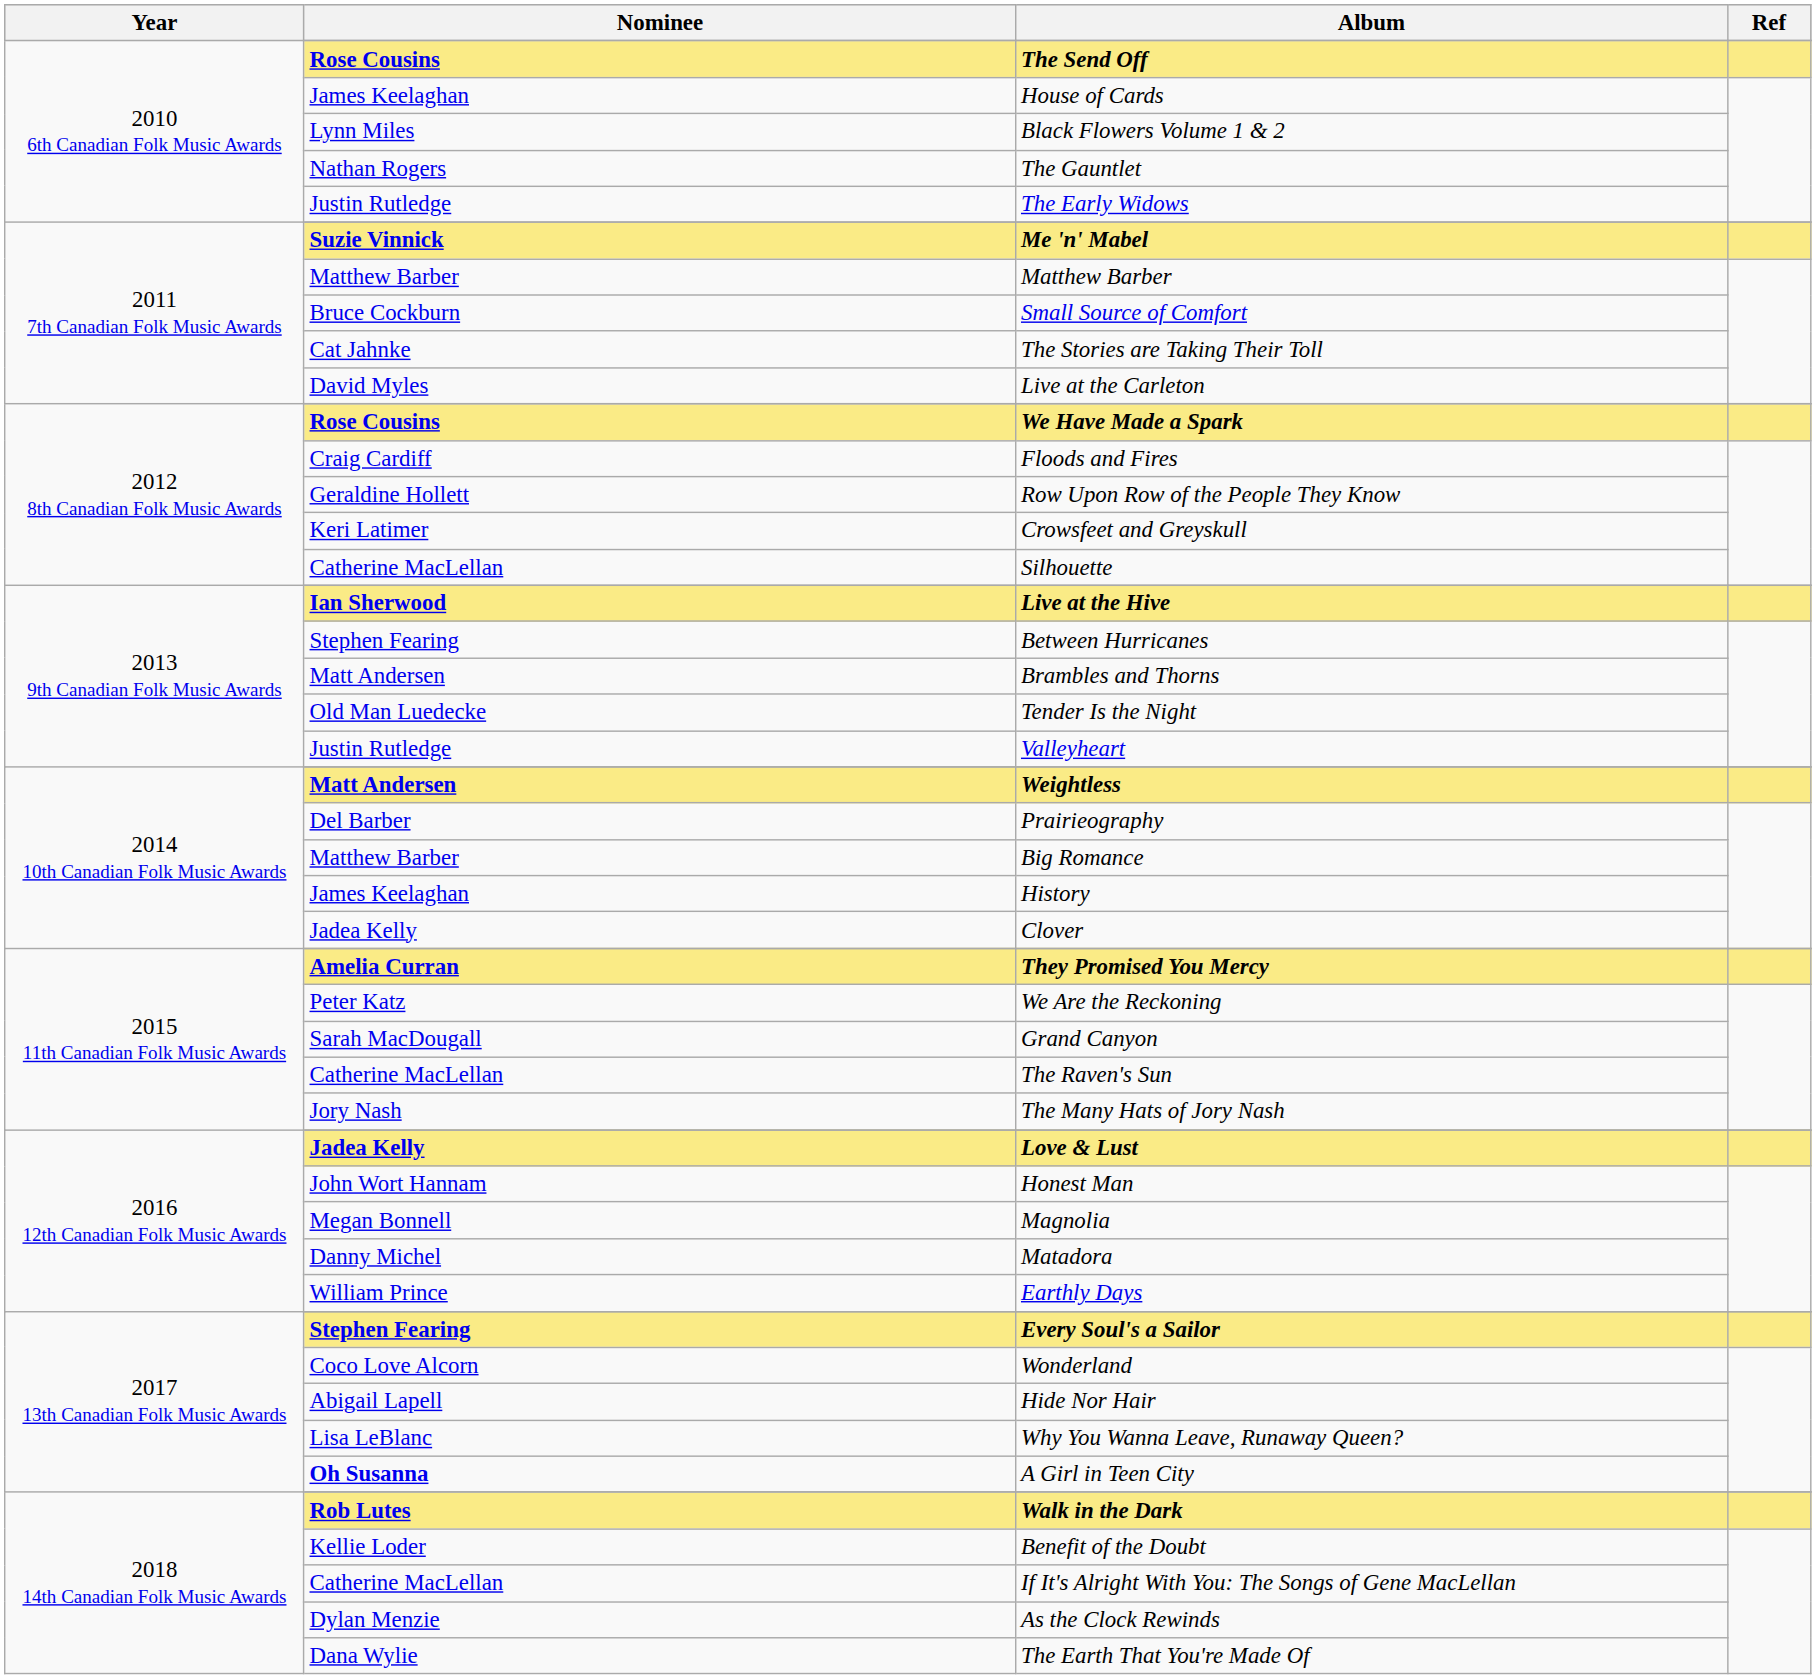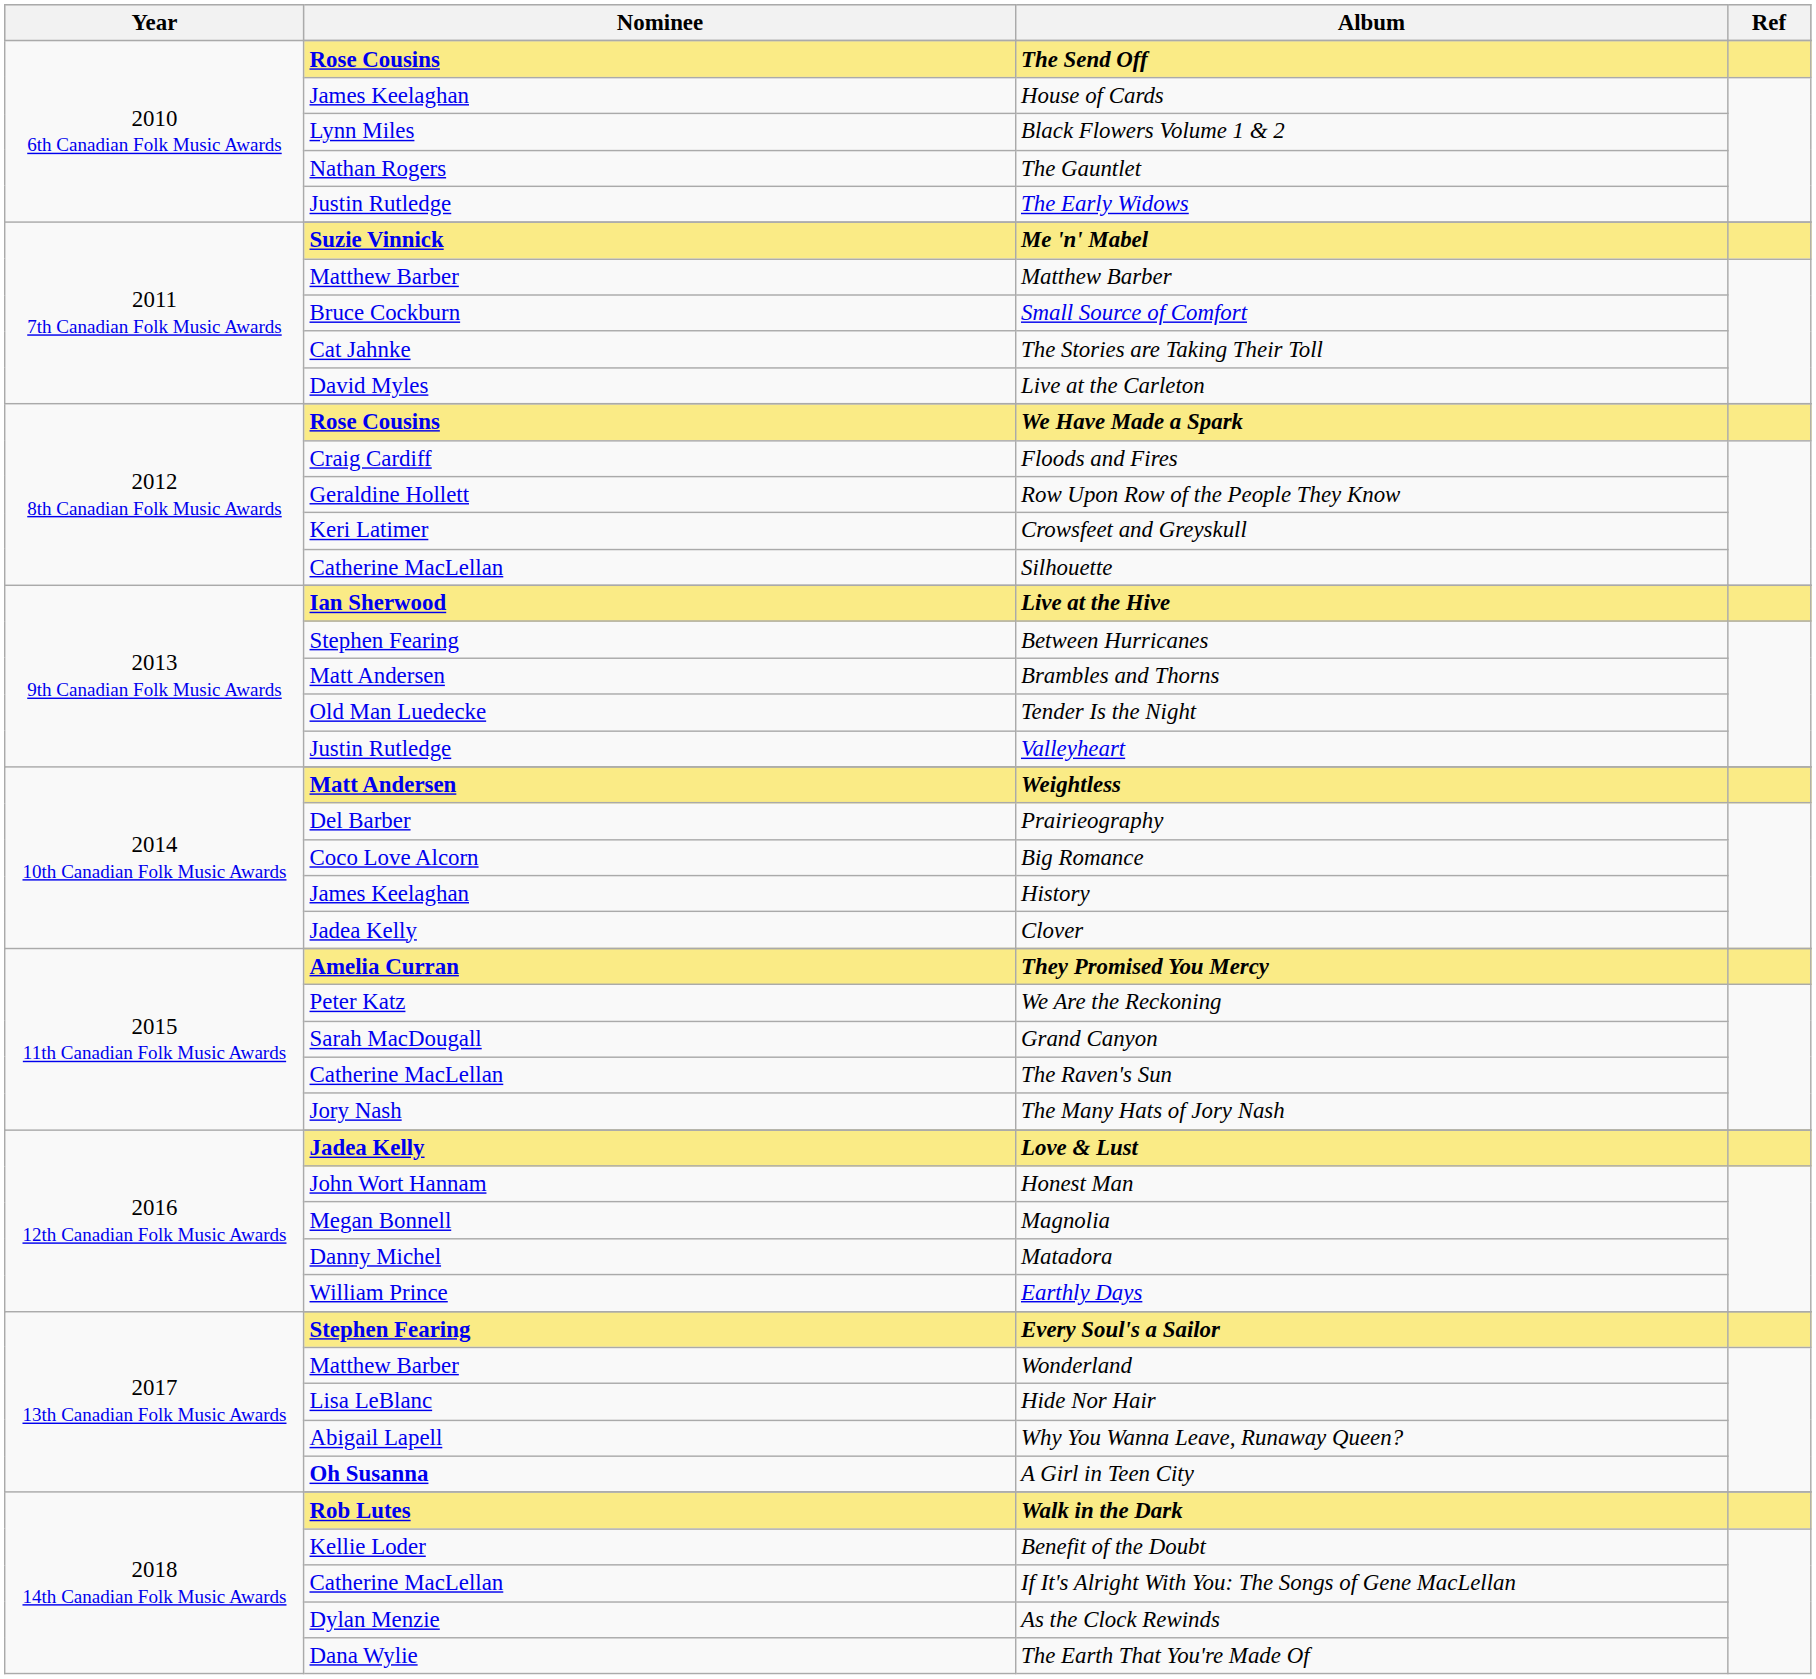(384, 857) Matthew Barber -> (394, 857) Coco Love Alcorn
(394, 1365) Coco Love Alcorn -> (384, 1365) Matthew Barber
(376, 1401) Abigail Lapell -> (371, 1401) Lisa LeBlanc
(371, 1437) Lisa LeBlanc -> (376, 1437) Abigail Lapell
